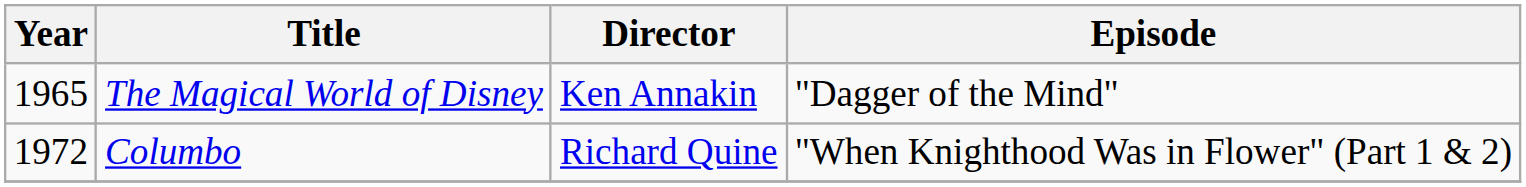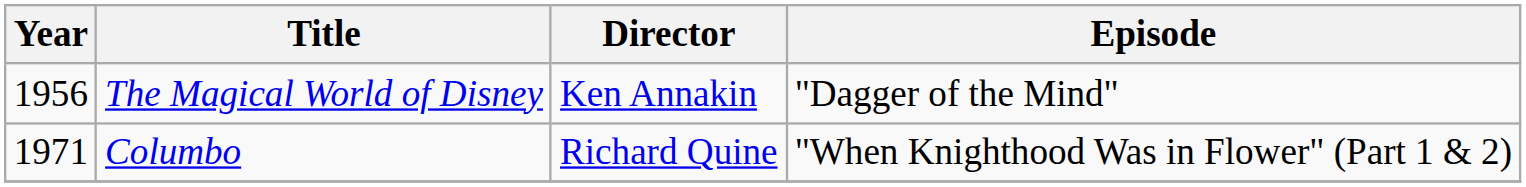(51, 92) 1965 -> (51, 92) 1956
(51, 151) 1972 -> (51, 151) 1971
